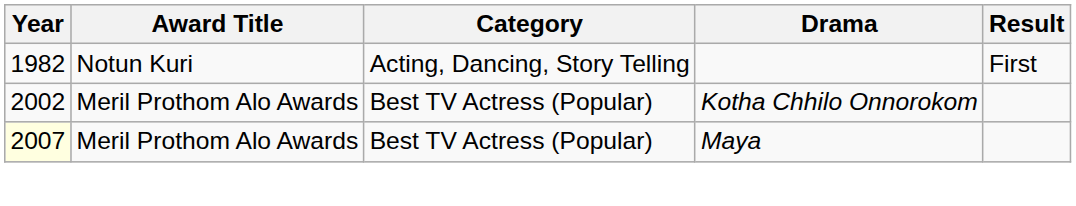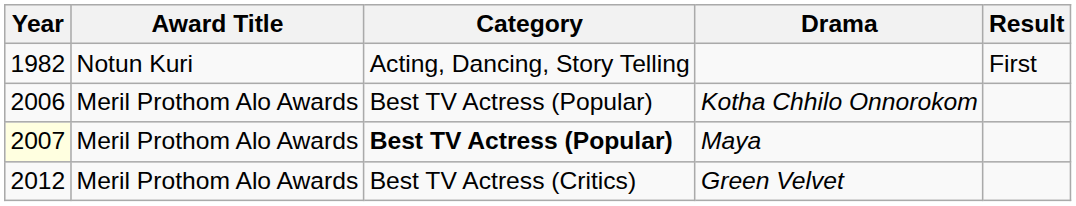(38, 102) 2002 -> (38, 102) 2006
(511, 141) normal -> (521, 141) bold
+ row: (772, 180)
